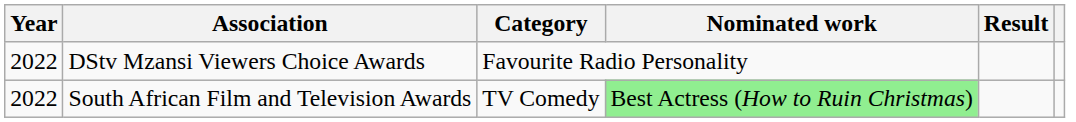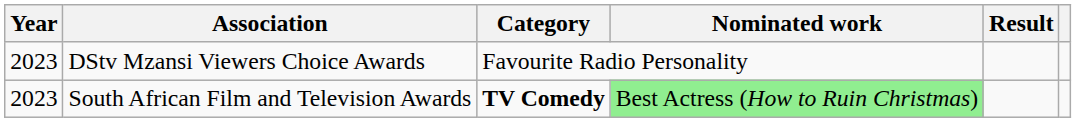(34, 60) 2022 -> (34, 60) 2023
(34, 98) 2022 -> (34, 98) 2023
(541, 98) normal -> (544, 98) bold
